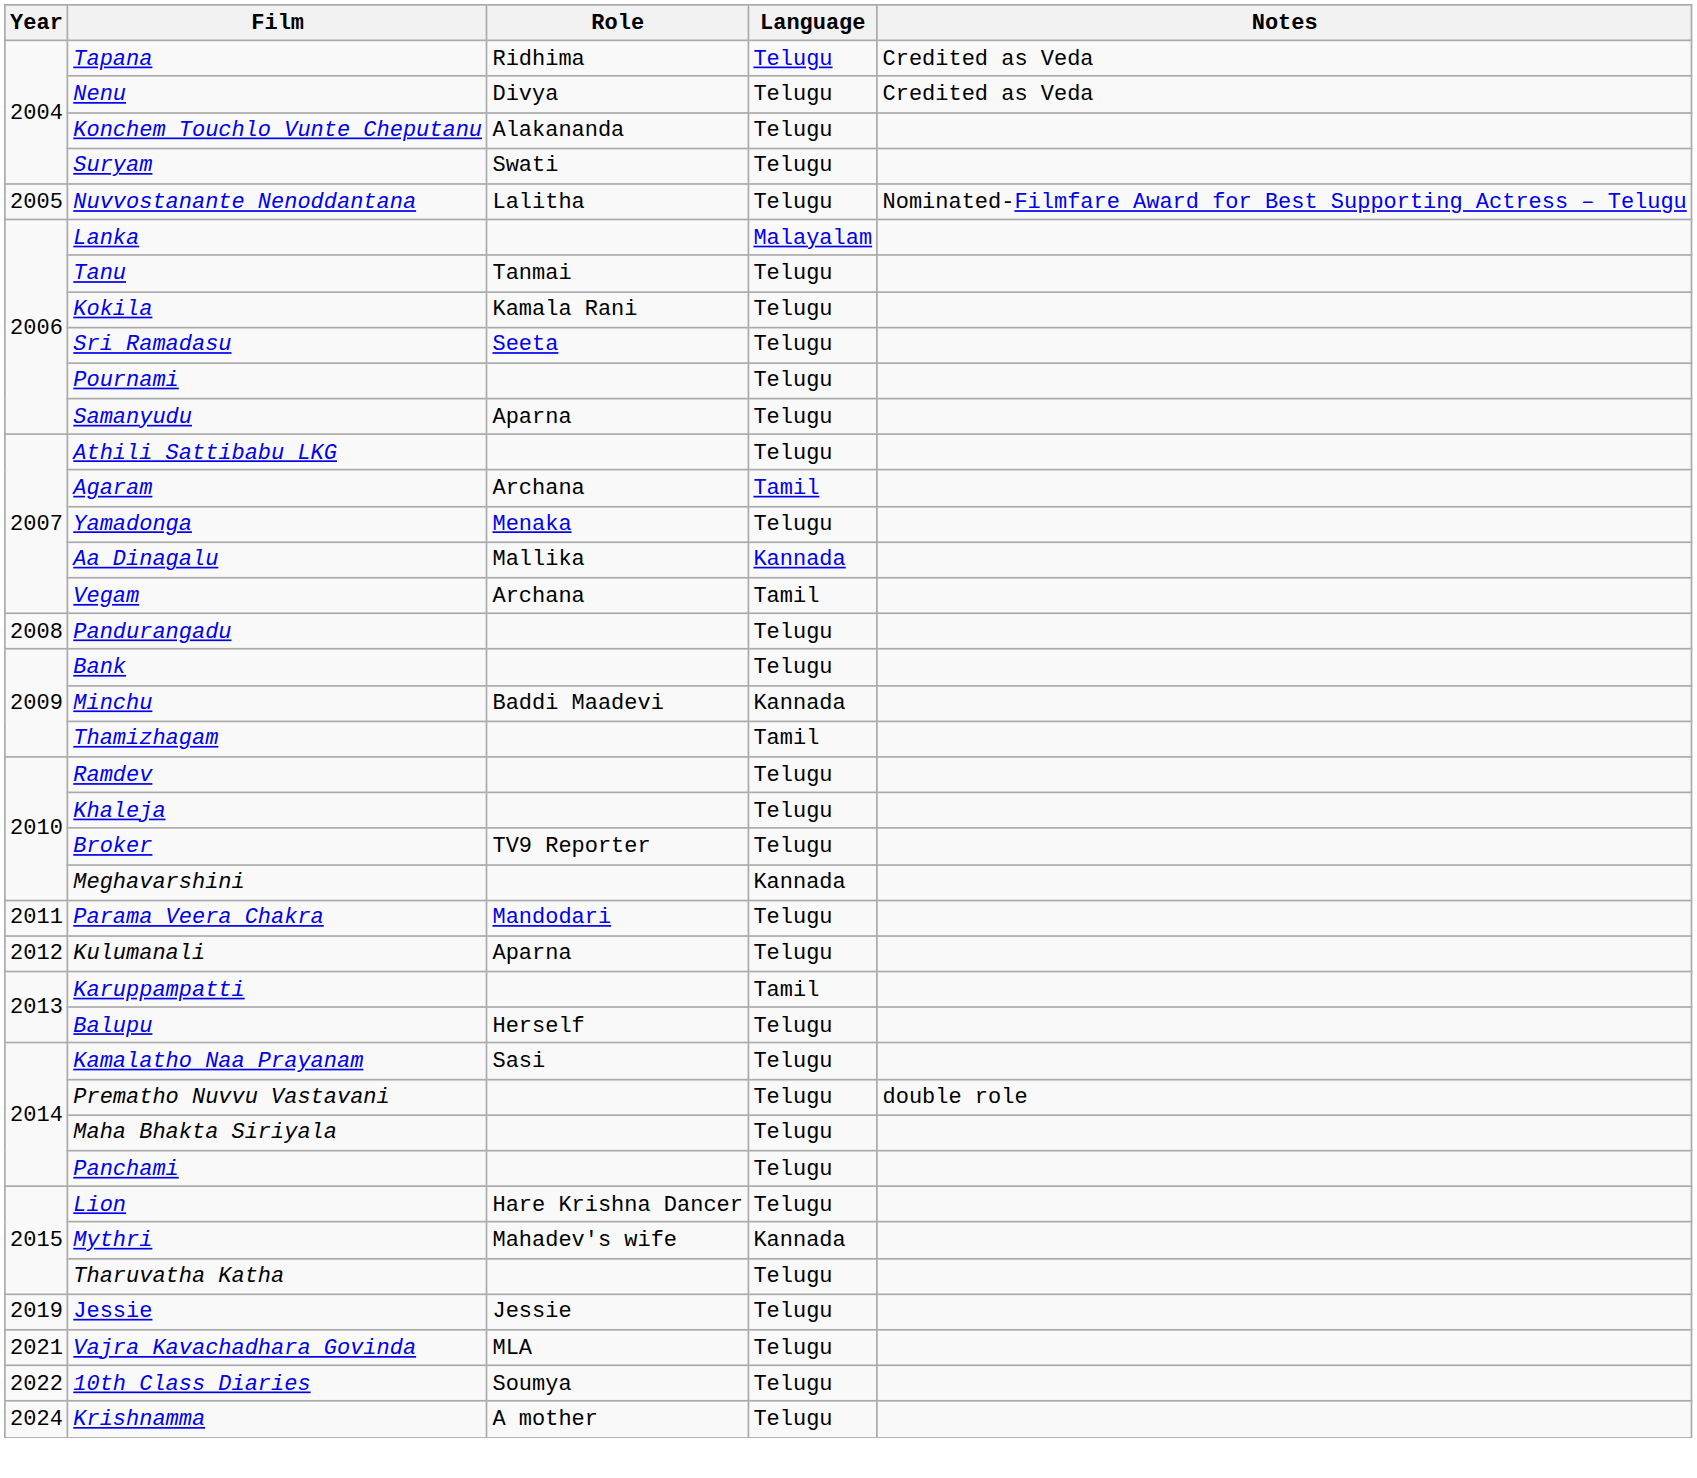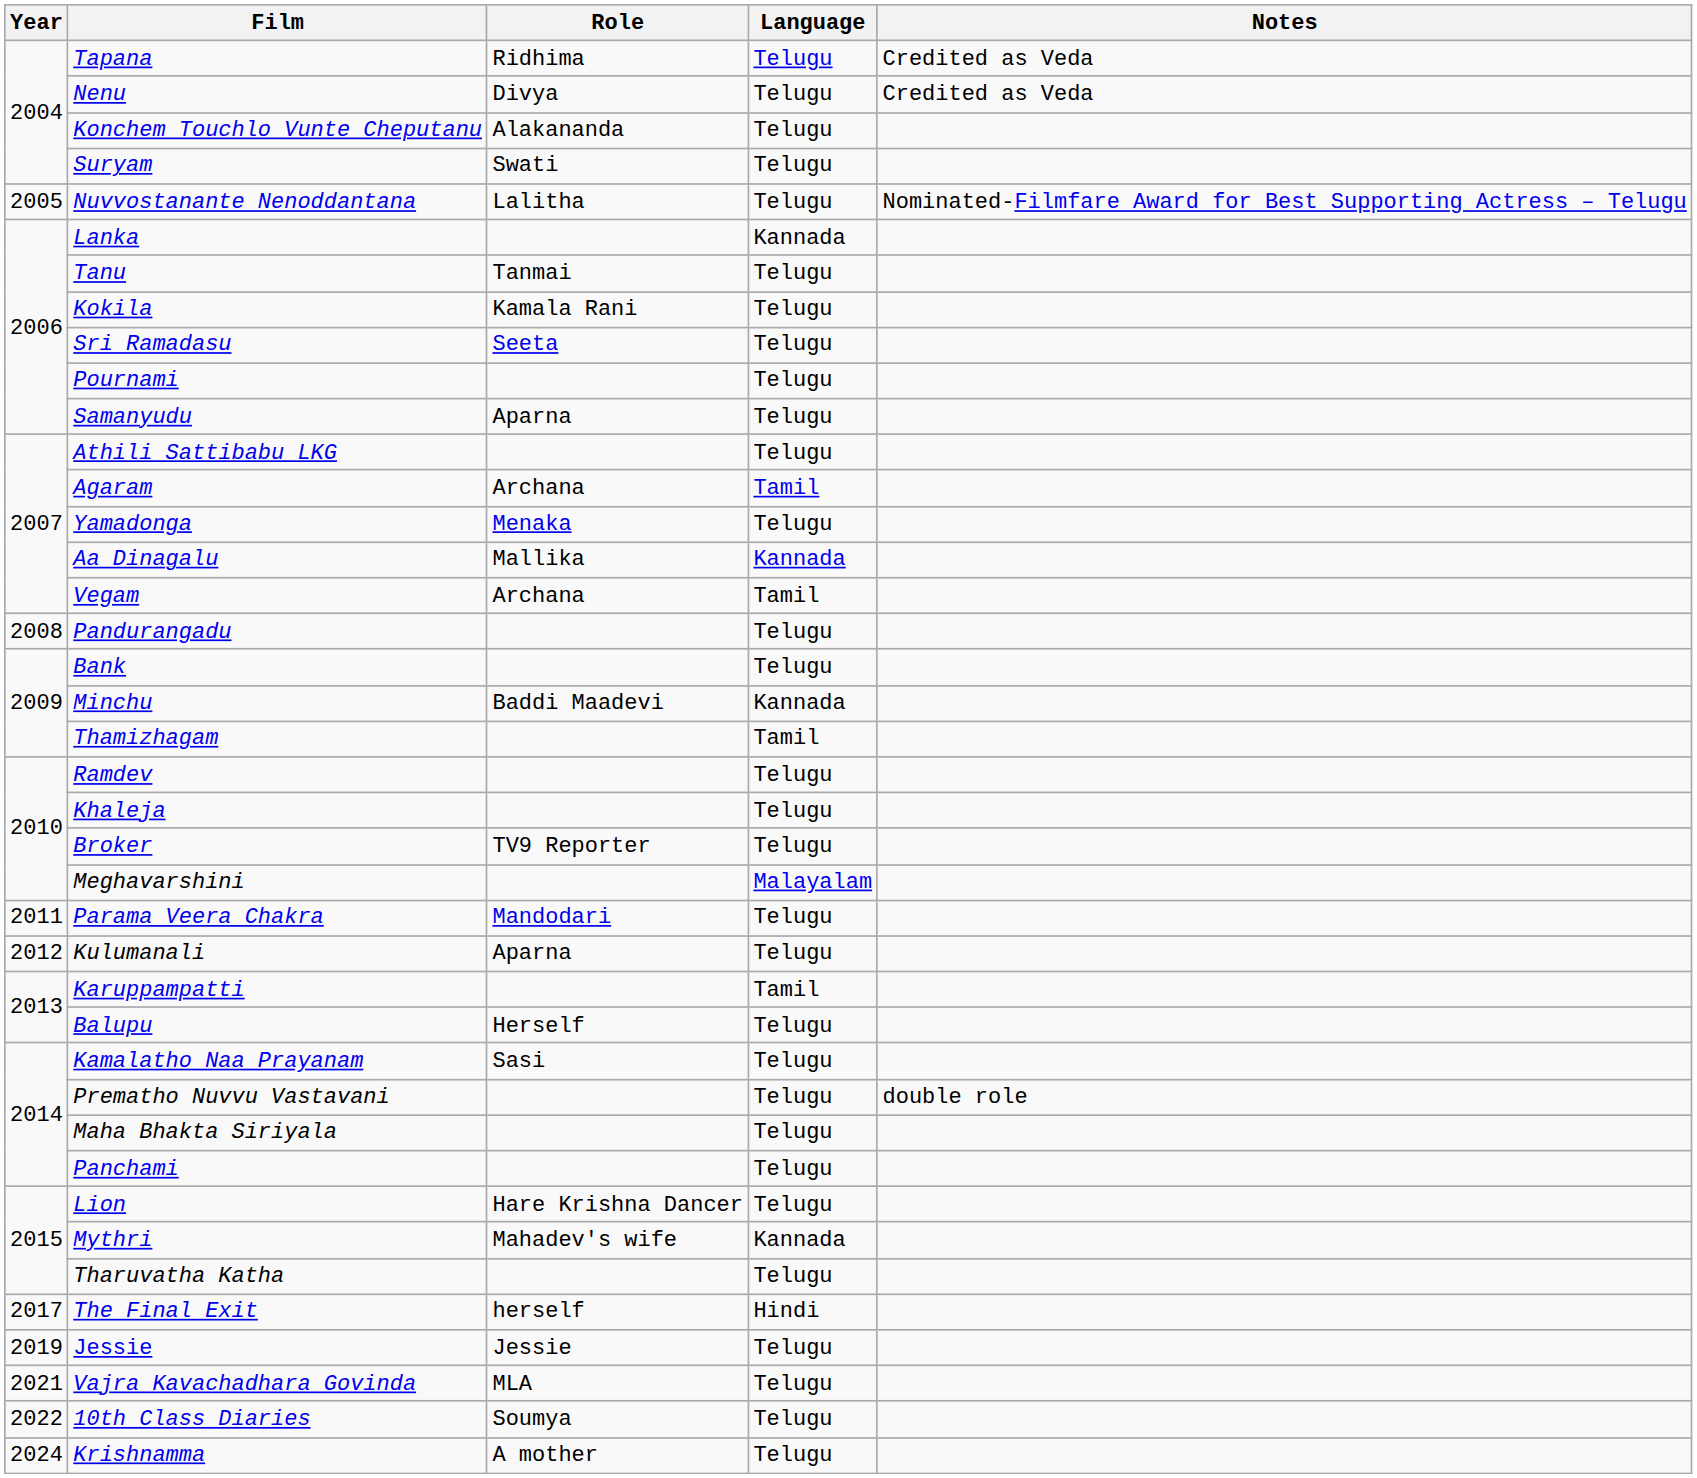(813, 238) Malayalam -> (800, 238) Kannada
(800, 882) Kannada -> (813, 882) Malayalam
+ row: (166, 1312)
